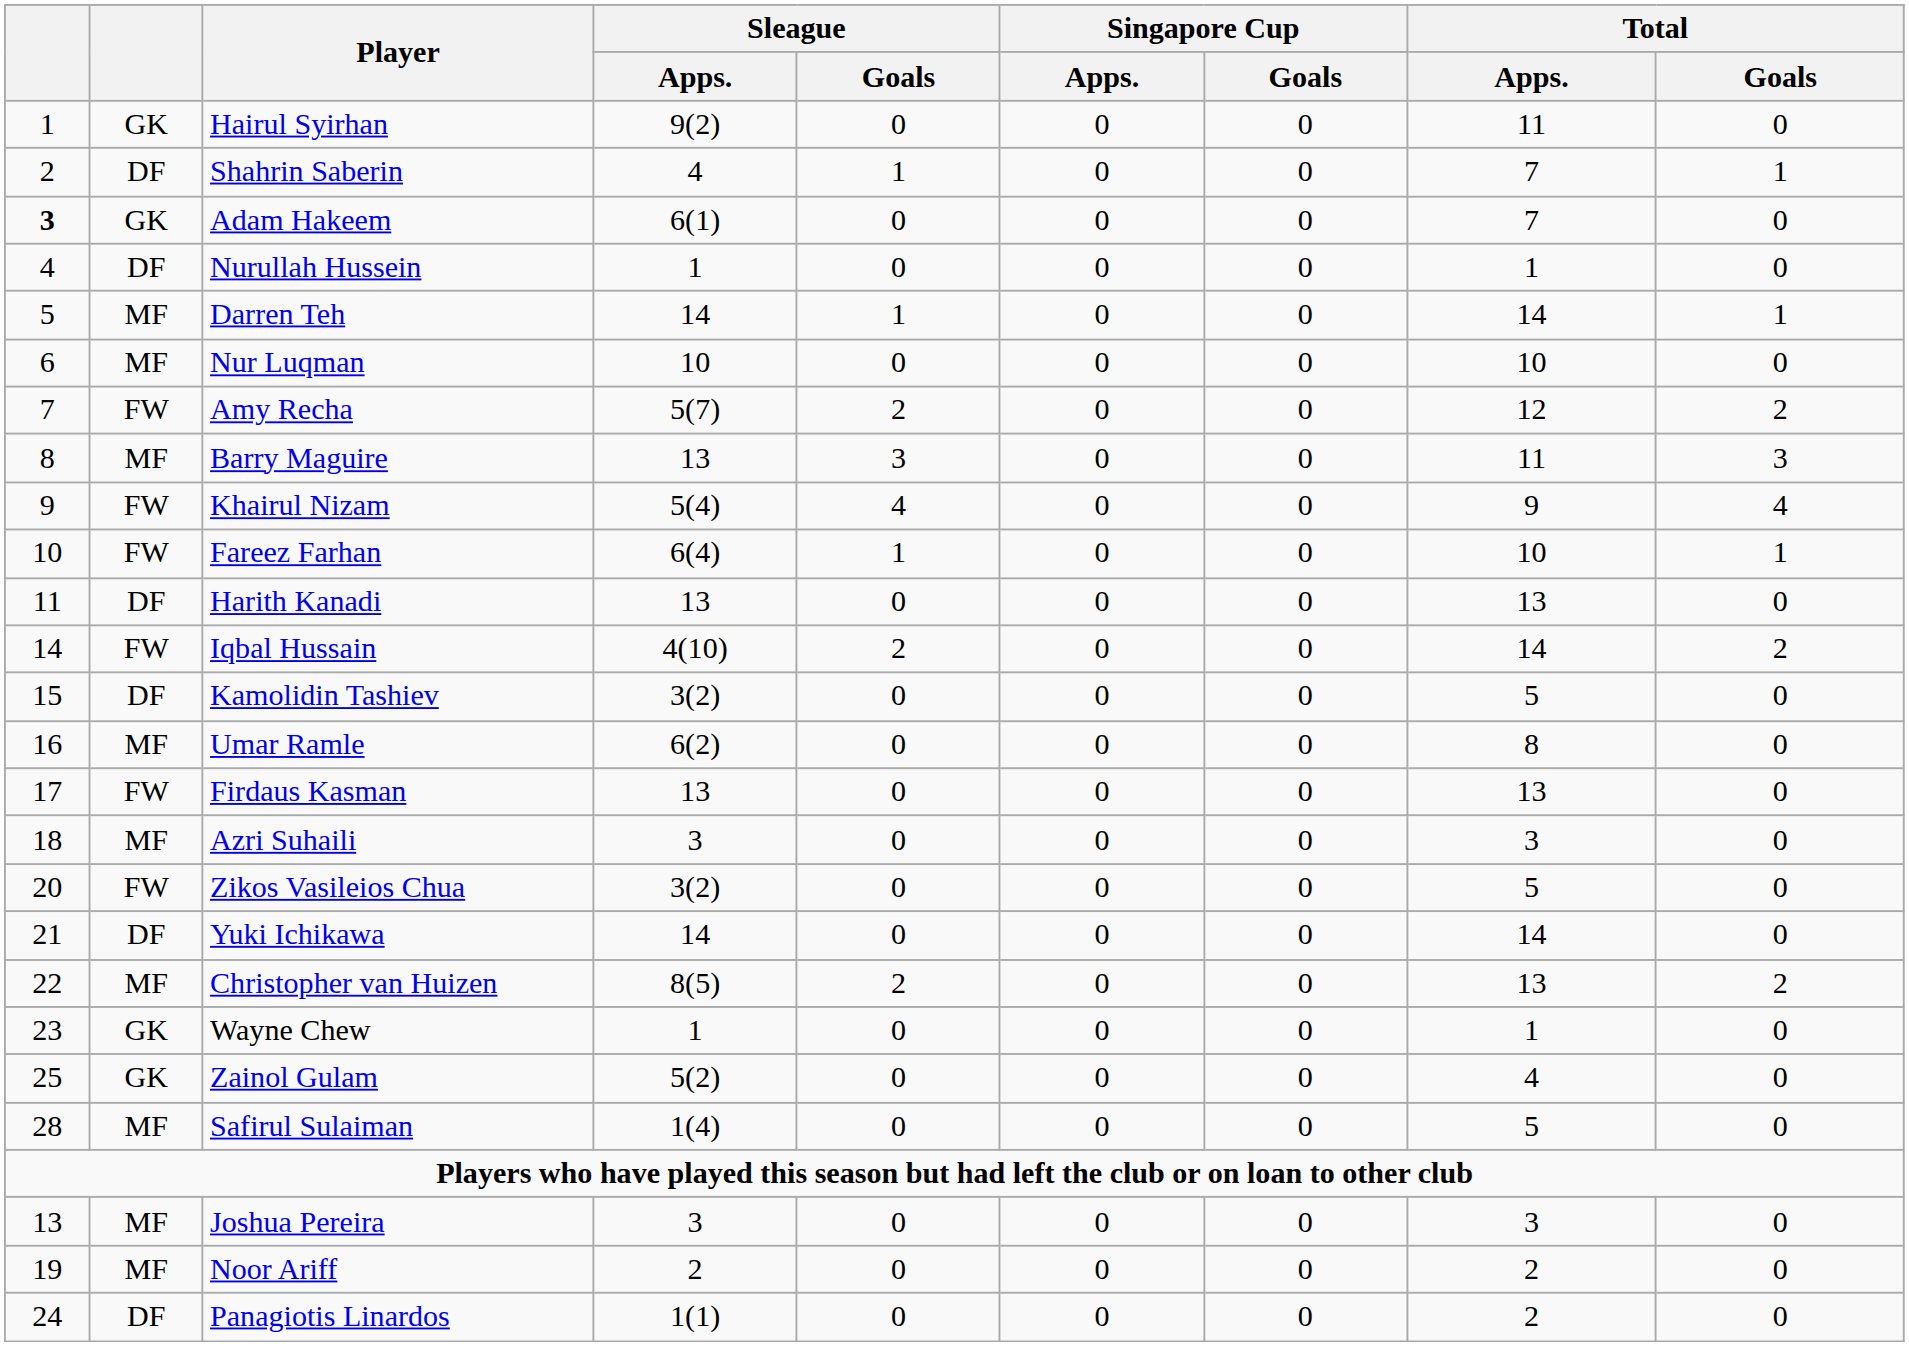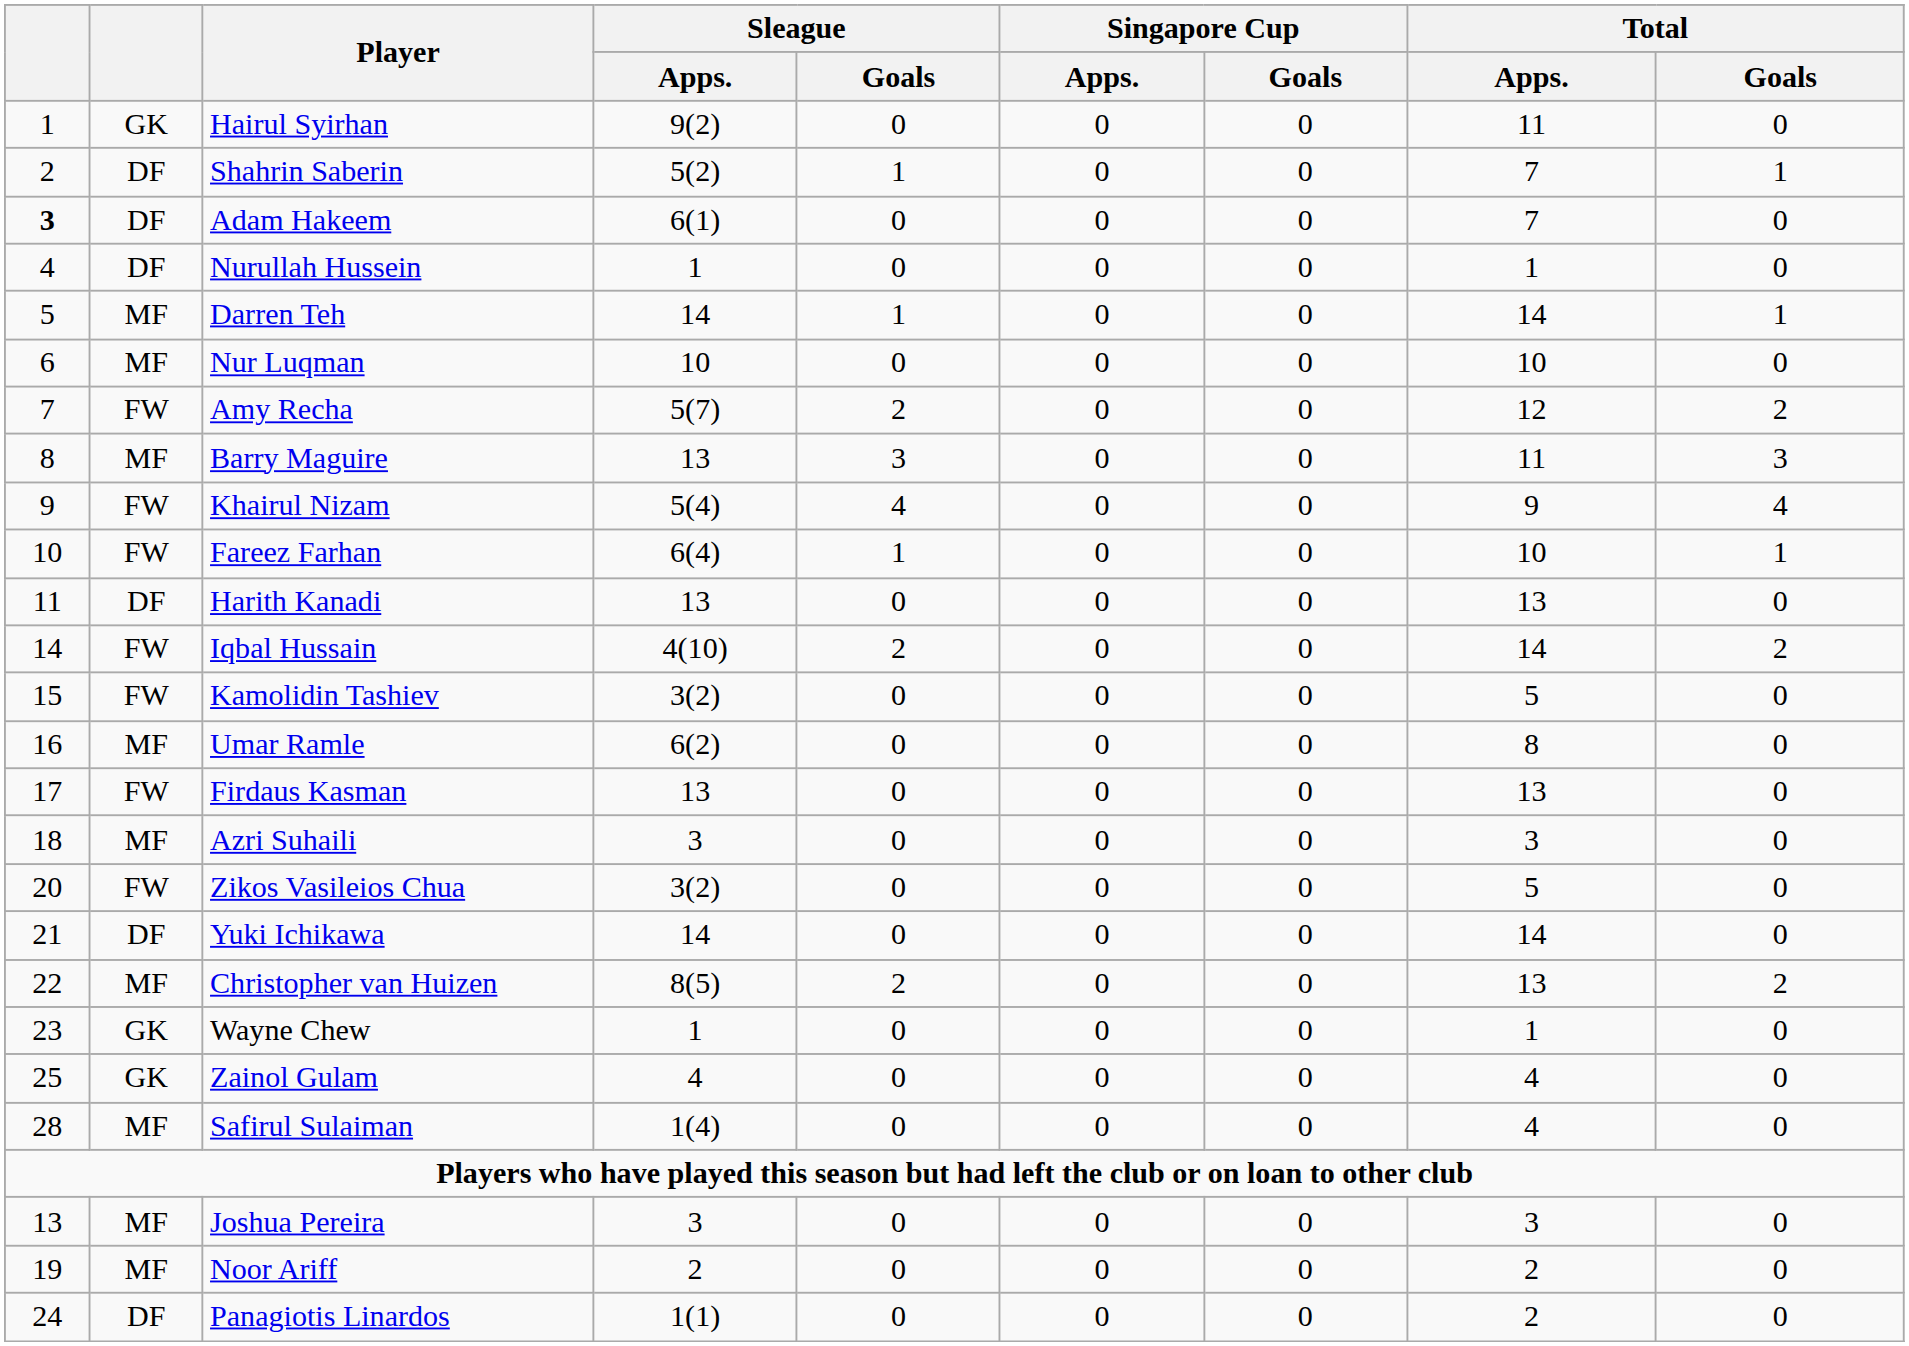(695, 171) 4 -> (695, 171) 5(2)
(146, 219) GK -> (146, 219) DF
(146, 696) DF -> (146, 696) FW
(695, 1077) 5(2) -> (695, 1077) 4
(1532, 1125) 5 -> (1532, 1125) 4
